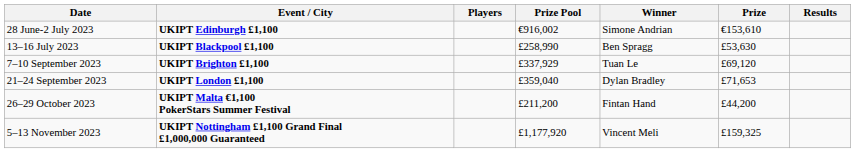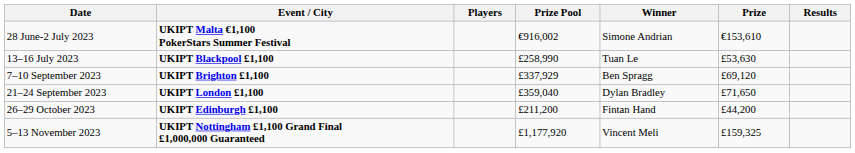(218, 30) UKIPT Edinburgh £1,100 -> (225, 36) UKIPT Malta €1,100 PokerStars Summer Festival
(627, 47) Ben Spragg -> (620, 59) Tuan Le
(620, 64) Tuan Le -> (627, 76) Ben Spragg
(738, 81) £71,653 -> (738, 93) £71,650
(225, 104) UKIPT Malta €1,100 PokerStars Summer Festival -> (218, 110) UKIPT Edinburgh £1,100
